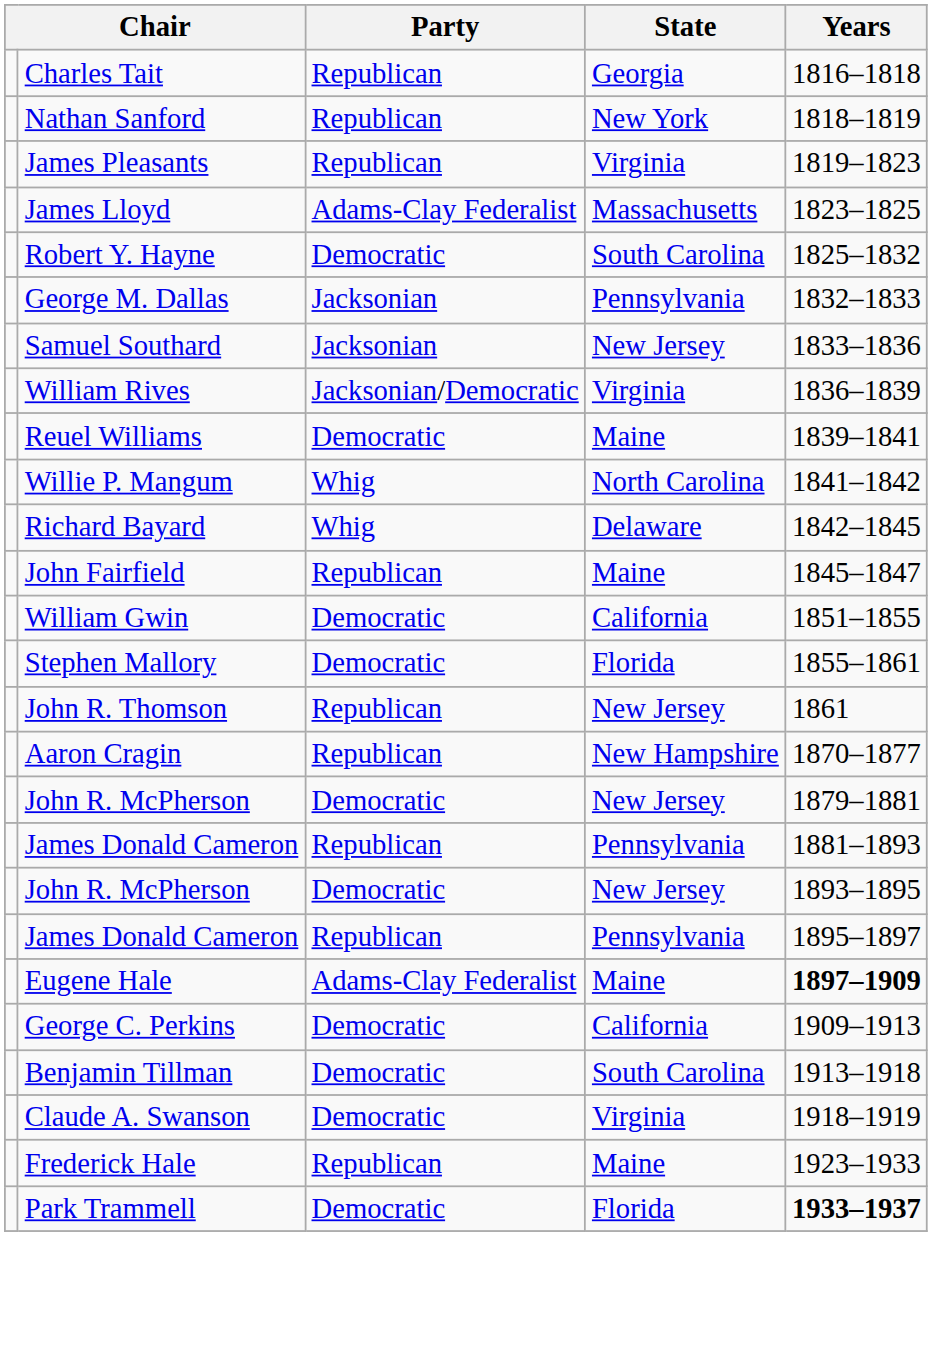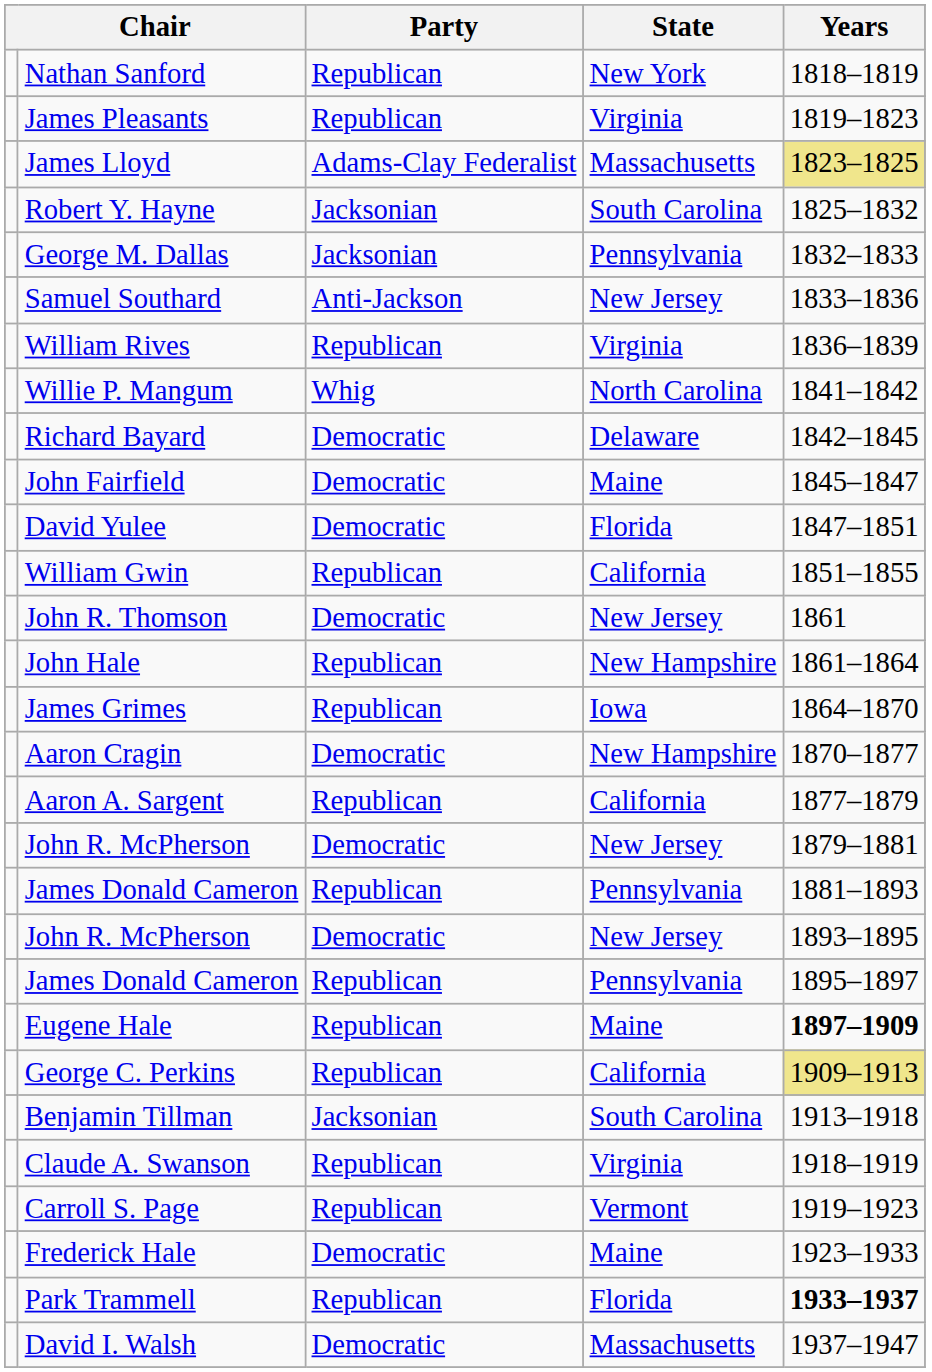- row: (94, 72)
(856, 208) no background -> (854, 163) khaki background
(378, 254) Democratic -> (374, 208) Jacksonian
(374, 345) Jacksonian -> (387, 299) Anti-Jackson
(445, 390) Jacksonian/Democratic -> (377, 345) Republican
- row: (113, 436)
(343, 526) Whig -> (378, 436) Democratic
(377, 572) Republican -> (378, 481) Democratic
+ row: (95, 526)
(378, 617) Democratic -> (377, 572) Republican
- row: (121, 663)
(377, 708) Republican -> (378, 617) Democratic
+ row: (82, 663)
+ row: (105, 708)
(377, 753) Republican -> (378, 753) Democratic
+ row: (124, 799)
(444, 981) Adams-Clay Federalist -> (377, 1026) Republican
(378, 1026) Democratic -> (377, 1071) Republican
(856, 1026) no background -> (854, 1071) khaki background
(378, 1071) Democratic -> (374, 1117) Jacksonian
(378, 1117) Democratic -> (377, 1162) Republican
+ row: (112, 1208)
(377, 1162) Republican -> (378, 1253) Democratic
(378, 1208) Democratic -> (377, 1299) Republican
+ row: (110, 1344)
